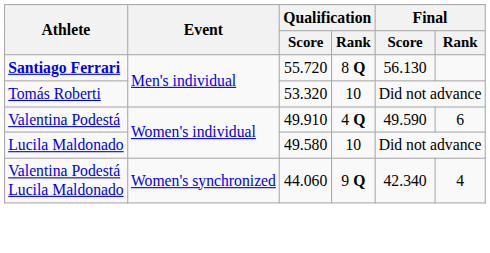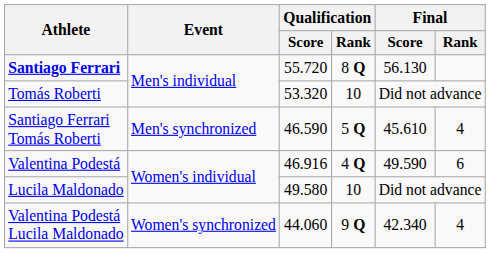+ row: (59, 129)
(306, 119) 49.910 -> (306, 164) 46.916
